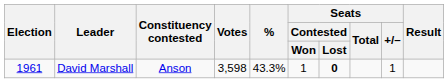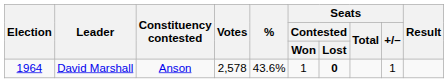(29, 68) 1961 -> (29, 68) 1964
(232, 68) 3,598 -> (232, 68) 2,578
(269, 68) 43.3% -> (269, 68) 43.6%
